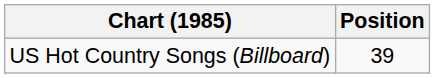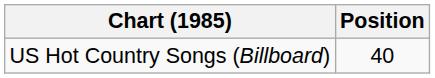(382, 55) 39 -> (382, 55) 40
